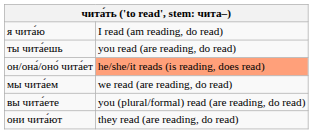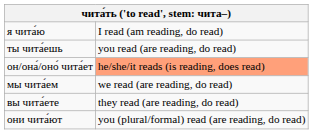(202, 102) you (plural/formal) read (are reading, do read) -> (168, 102) they read (are reading, do read)
(168, 119) they read (are reading, do read) -> (202, 119) you (plural/formal) read (are reading, do read)
